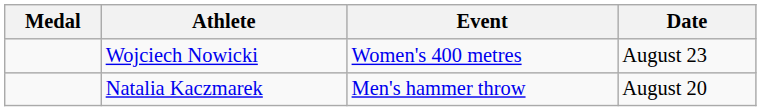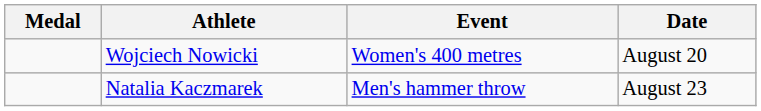(665, 55) August 23 -> (665, 55) August 20
(665, 89) August 20 -> (665, 89) August 23
